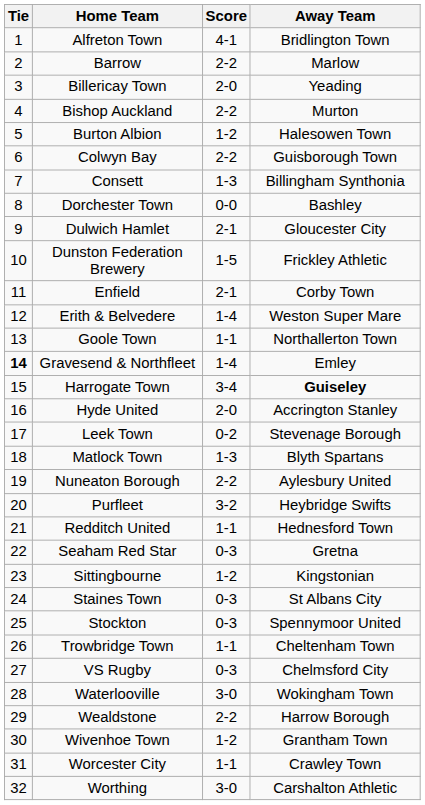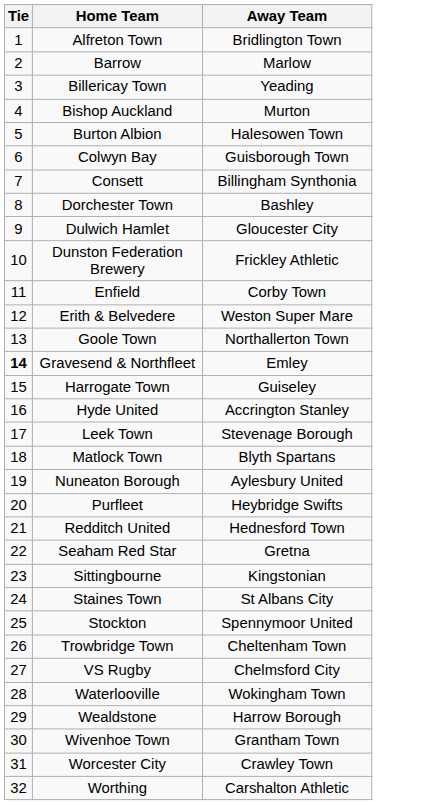- column: (226, 16)
(335, 387) bold -> (287, 387) normal
